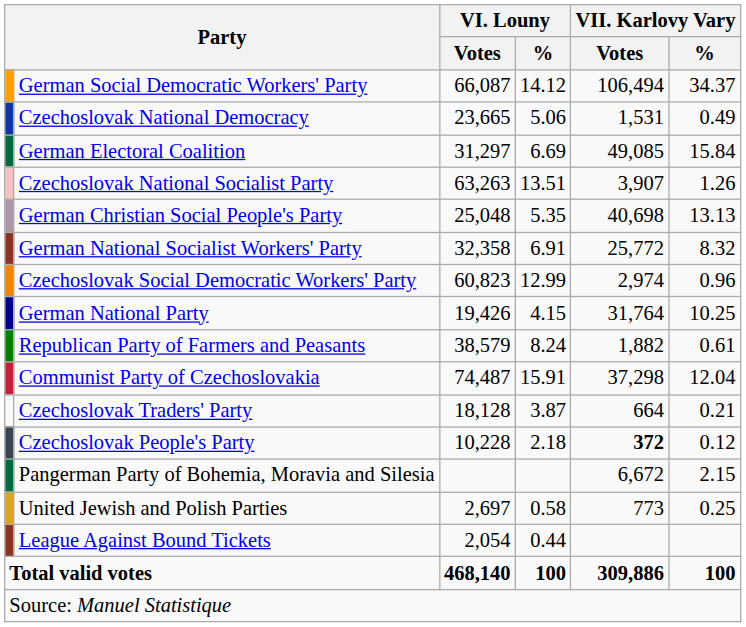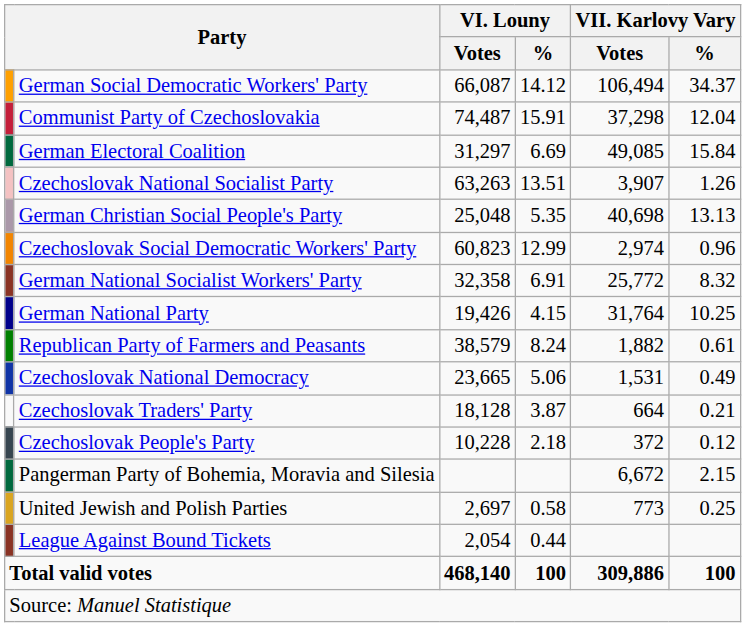rows swapped: (169, 378) <-> (164, 118)
rows swapped: (218, 280) <-> (190, 248)
(649, 442) bold -> (649, 442) normal
